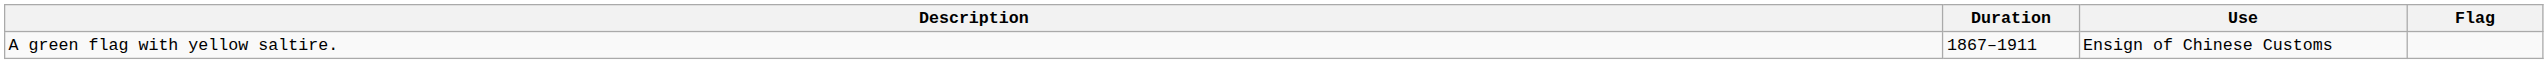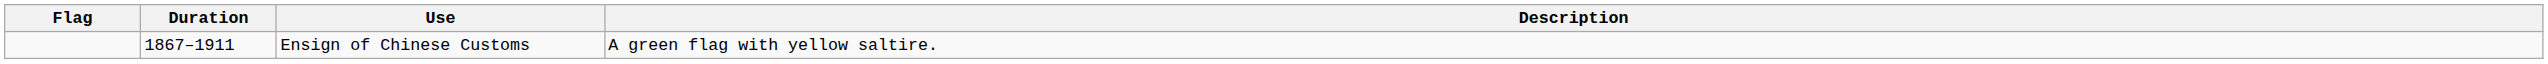columns swapped: (2475, 18) <-> (974, 18)
